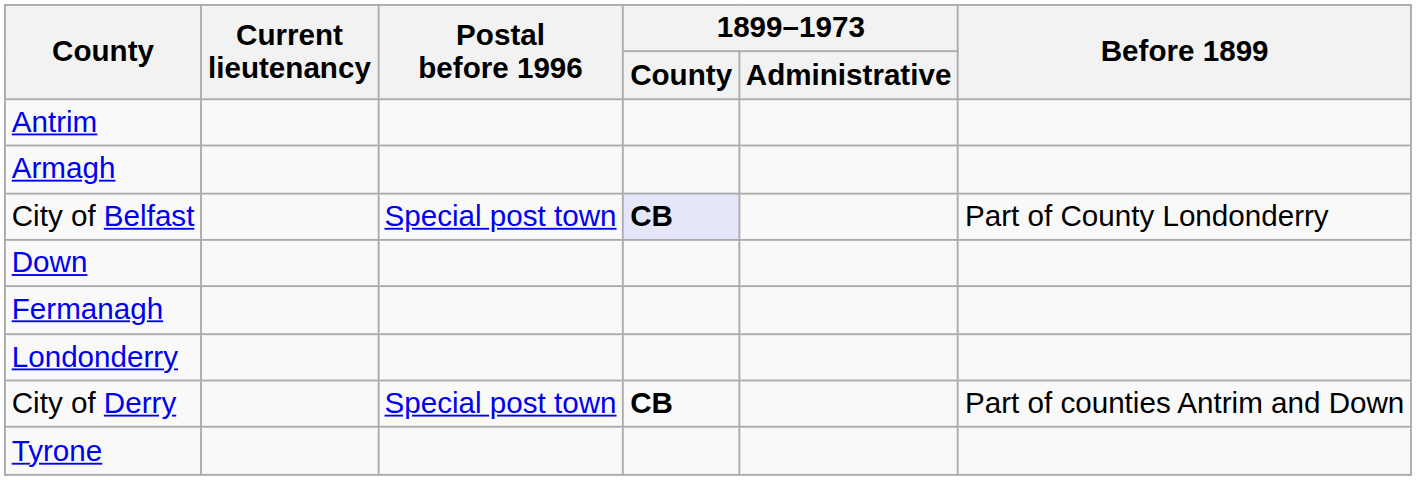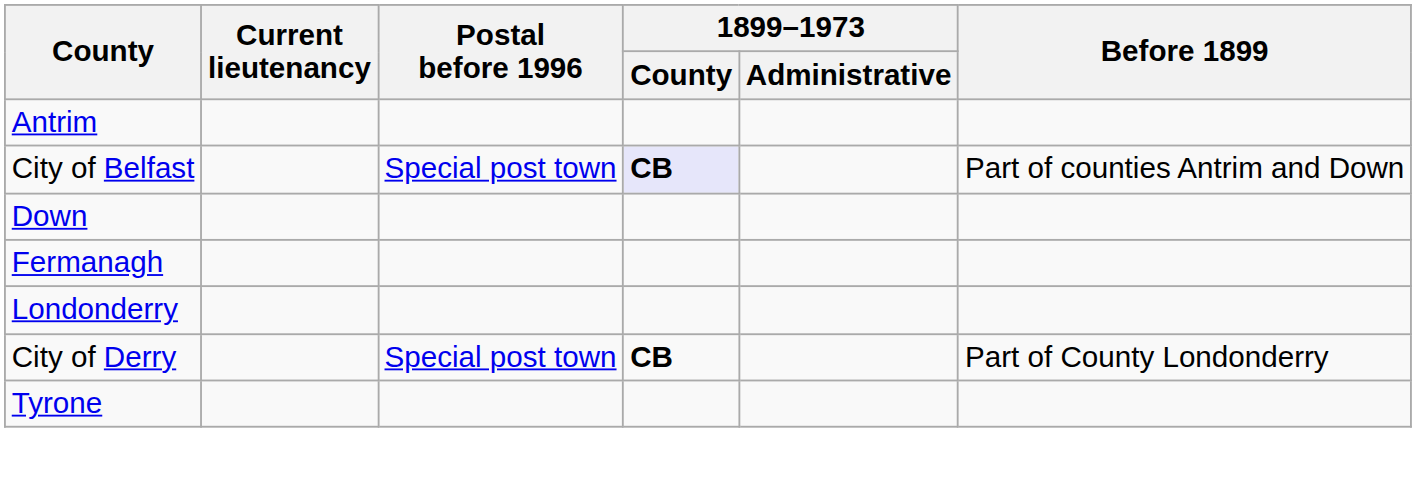- row: (64, 168)
(1147, 215) Part of County Londonderry -> (1185, 168) Part of counties Antrim and Down
(1185, 403) Part of counties Antrim and Down -> (1147, 356) Part of County Londonderry
